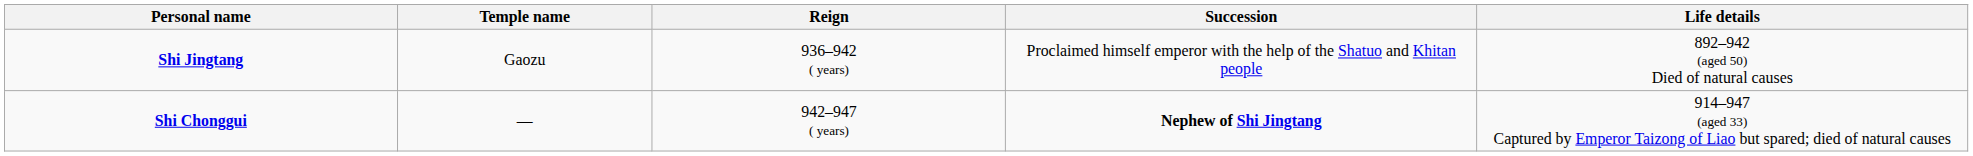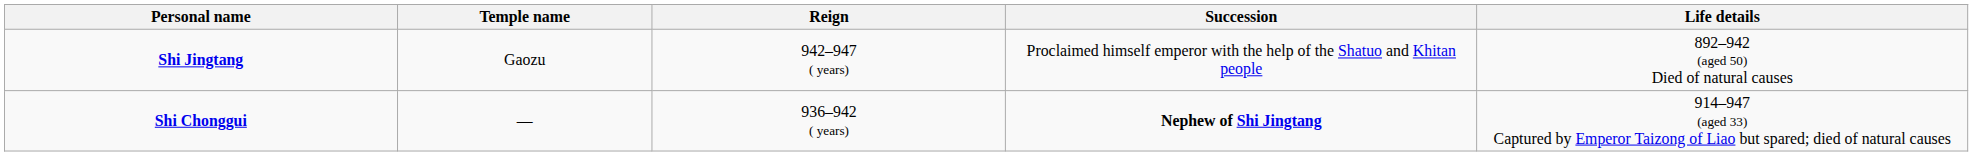(829, 60) 936–942 ( years) -> (829, 60) 942–947 ( years)
(829, 120) 942–947 ( years) -> (829, 120) 936–942 ( years)
